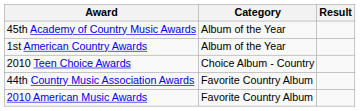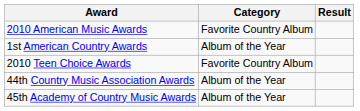rows swapped: (101, 30) <-> (77, 98)
(258, 64) Choice Album - Country -> (257, 64) Favorite Country Album
(257, 81) Favorite Country Album -> (243, 81) Album of the Year
